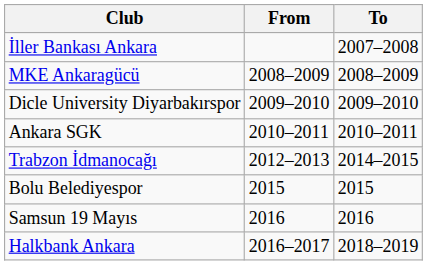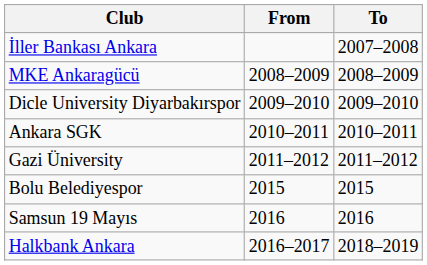+ row: (66, 160)
- row: (83, 160)
